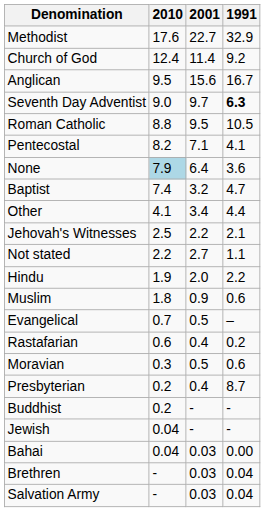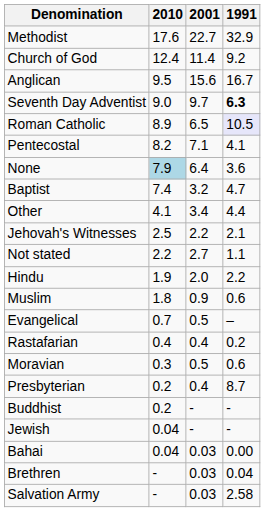(162, 124) 8.8 -> (162, 124) 8.9
(199, 124) 9.5 -> (199, 124) 6.5
(240, 124) no background -> (240, 124) lavender background
(162, 342) 0.6 -> (162, 342) 0.4
(240, 495) 0.04 -> (240, 495) 2.58
